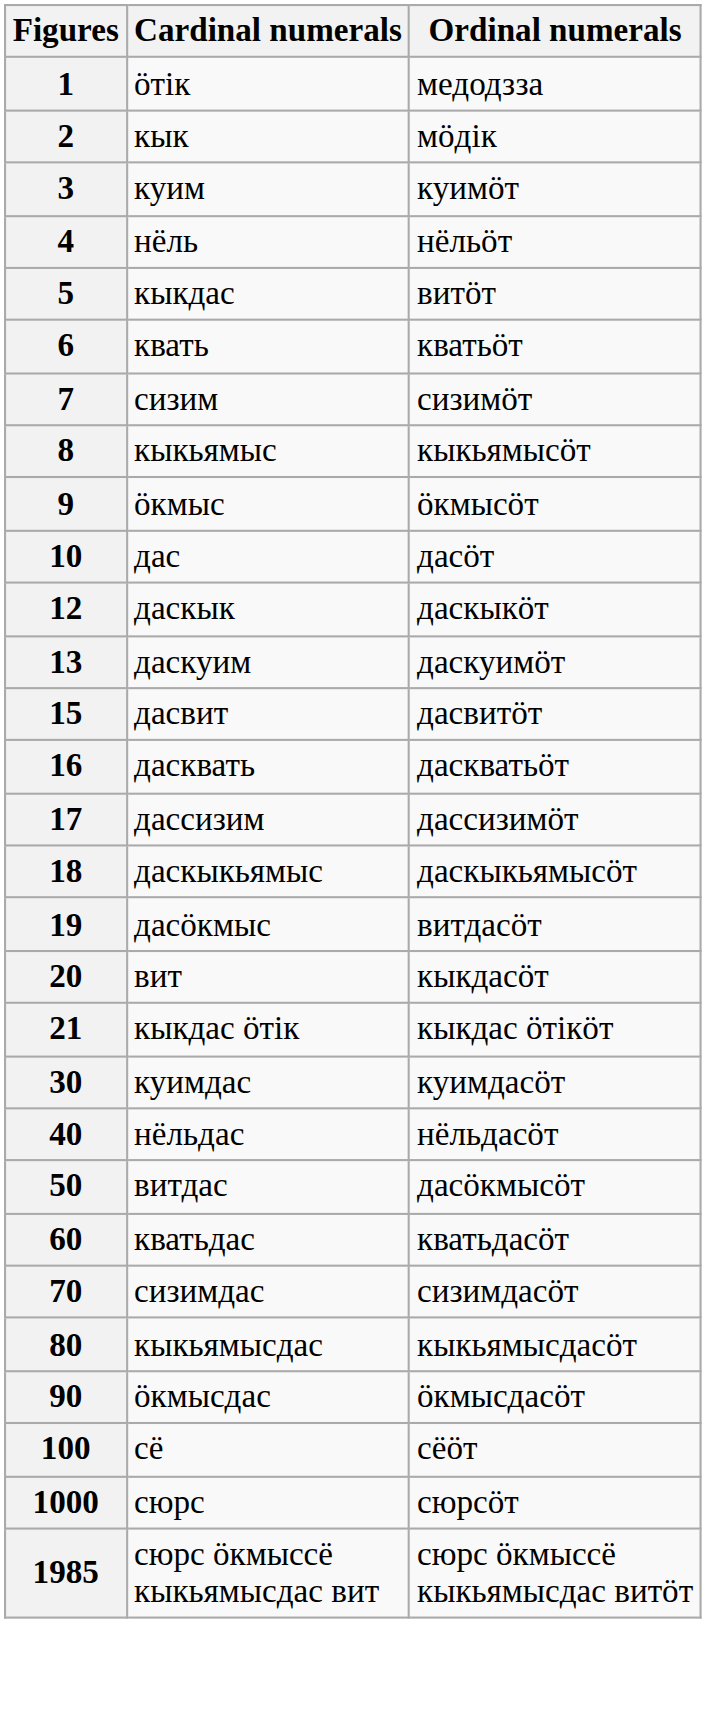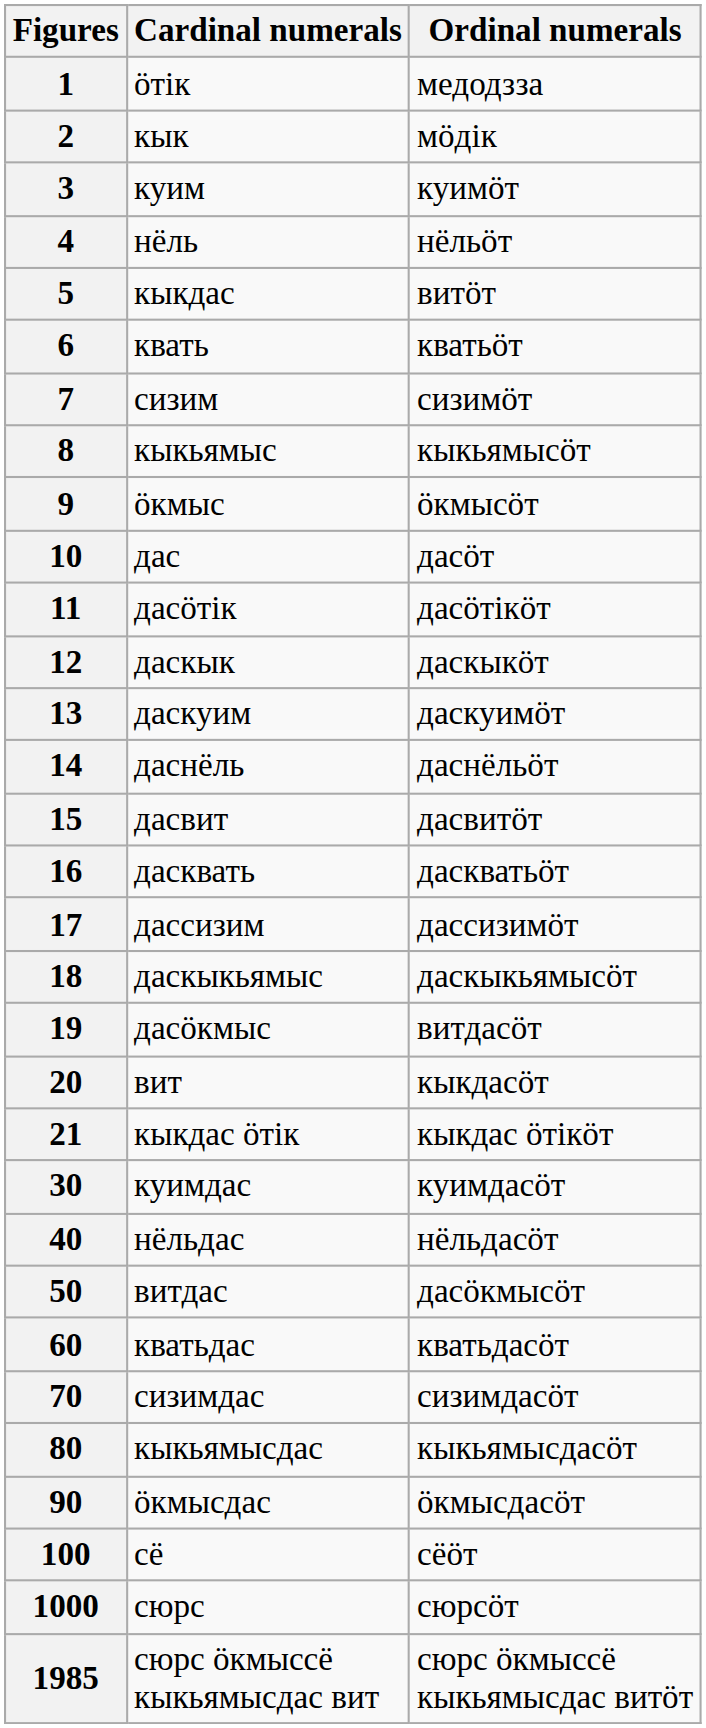+ row: (66, 608)
+ row: (66, 766)
